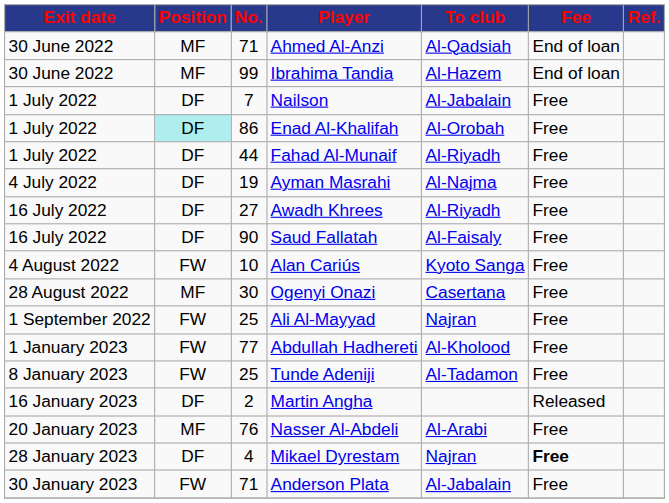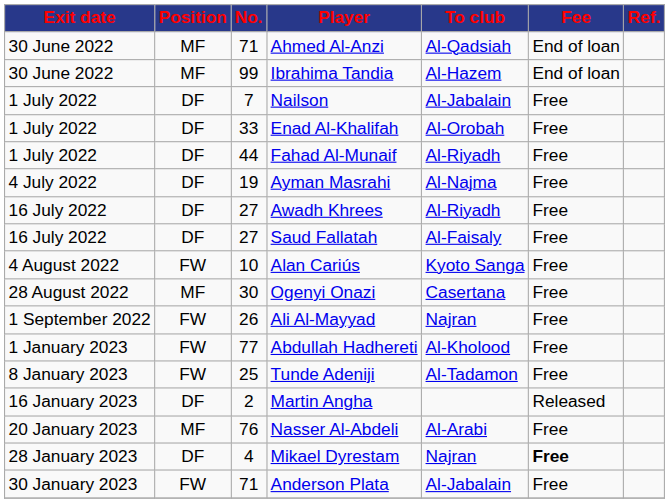(193, 127) paleturquoise background -> (193, 127) no background
(249, 127) 86 -> (249, 127) 33
(249, 237) 90 -> (249, 237) 27
(249, 319) 25 -> (249, 319) 26
